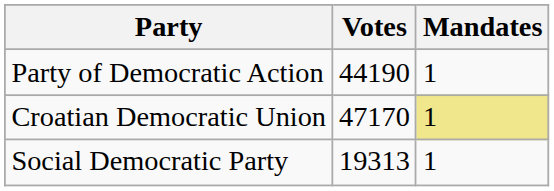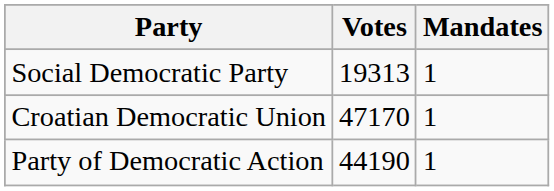rows swapped: (168, 71) <-> (150, 161)
(430, 116) khaki background -> (430, 116) no background
